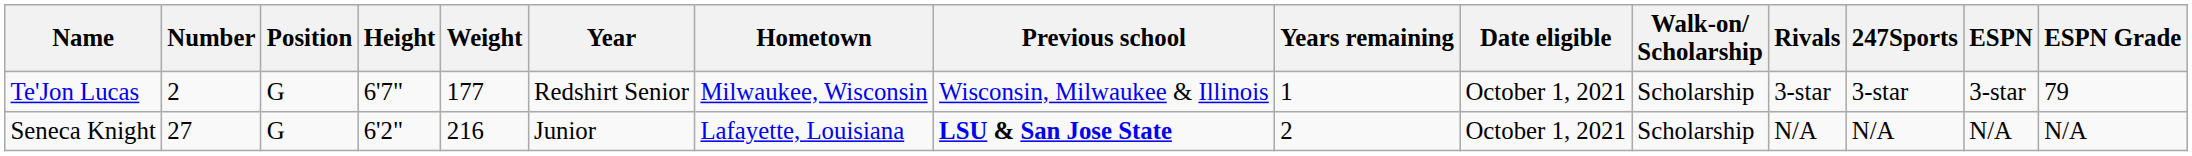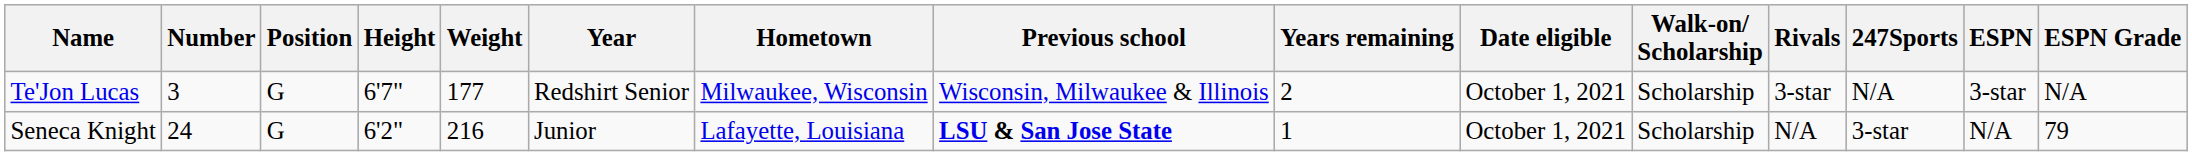(173, 91) 2 -> (173, 91) 3
(1286, 91) 1 -> (1286, 91) 2
(1880, 91) 3-star -> (1873, 91) N/A
(2057, 91) 79 -> (2066, 91) N/A
(180, 130) 27 -> (180, 130) 24
(1286, 130) 2 -> (1286, 130) 1
(1873, 130) N/A -> (1880, 130) 3-star
(2066, 130) N/A -> (2057, 130) 79
